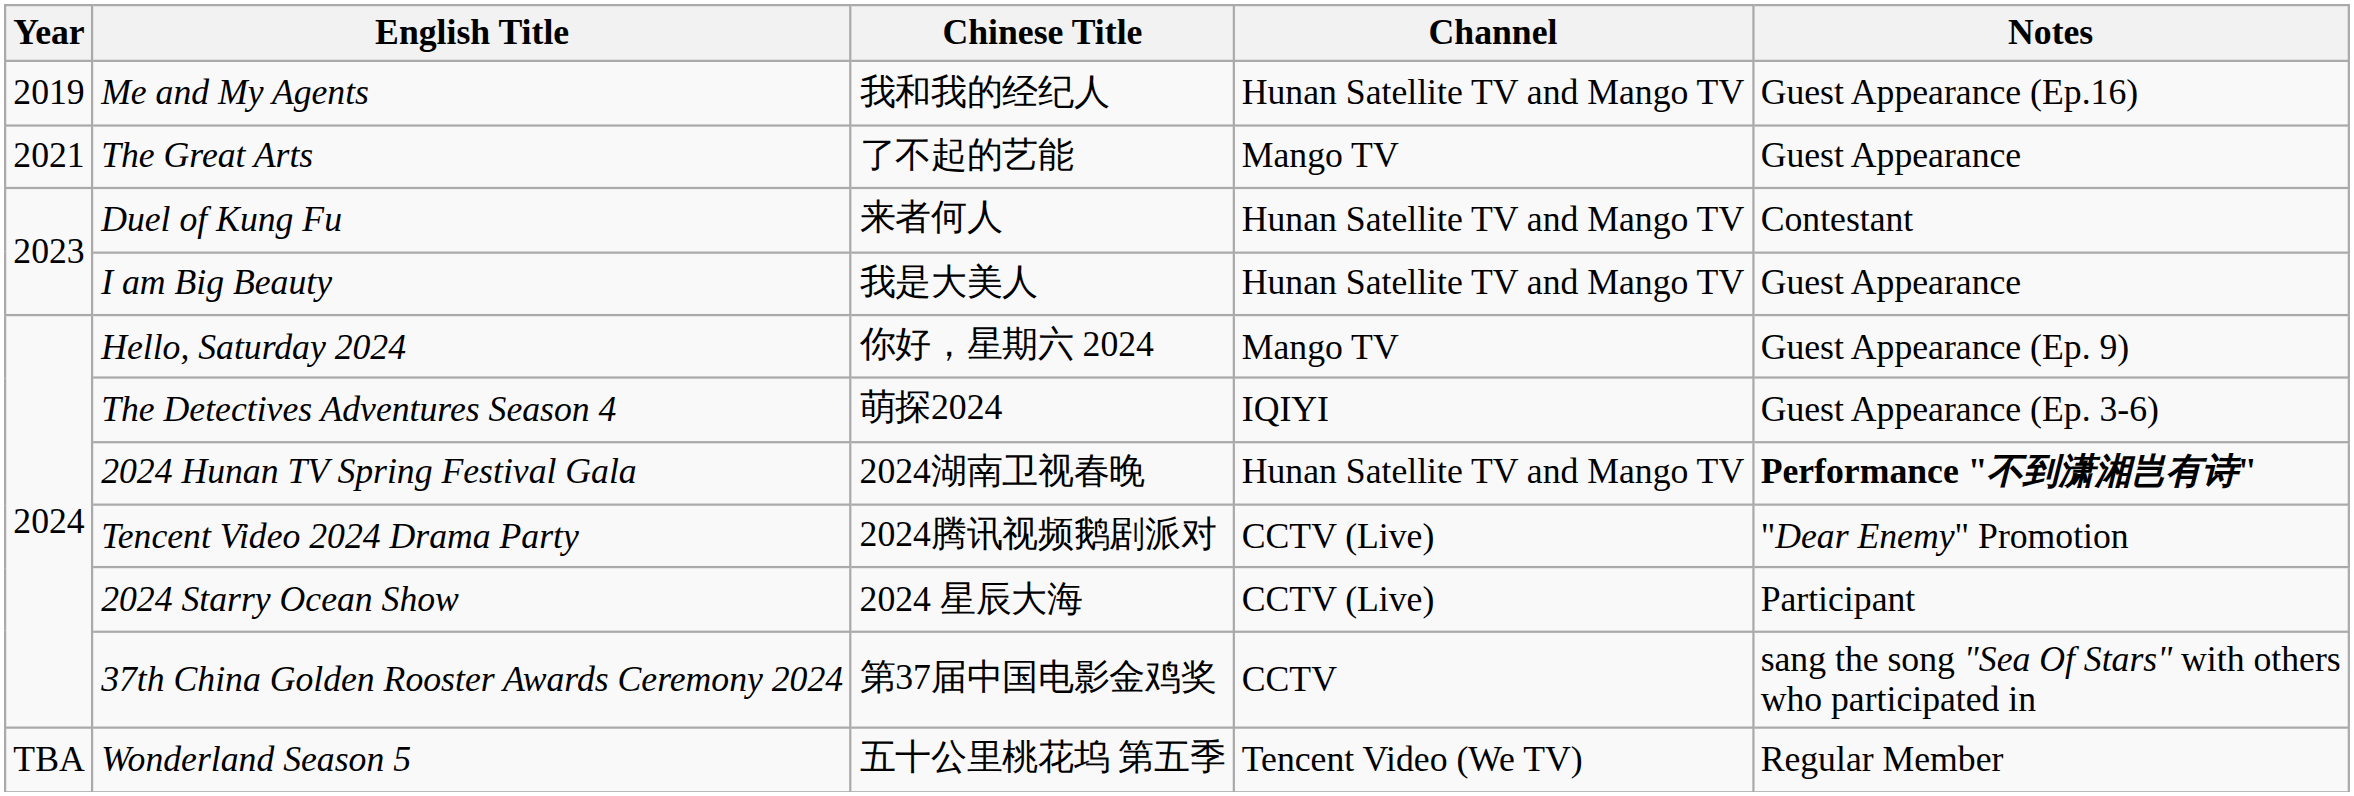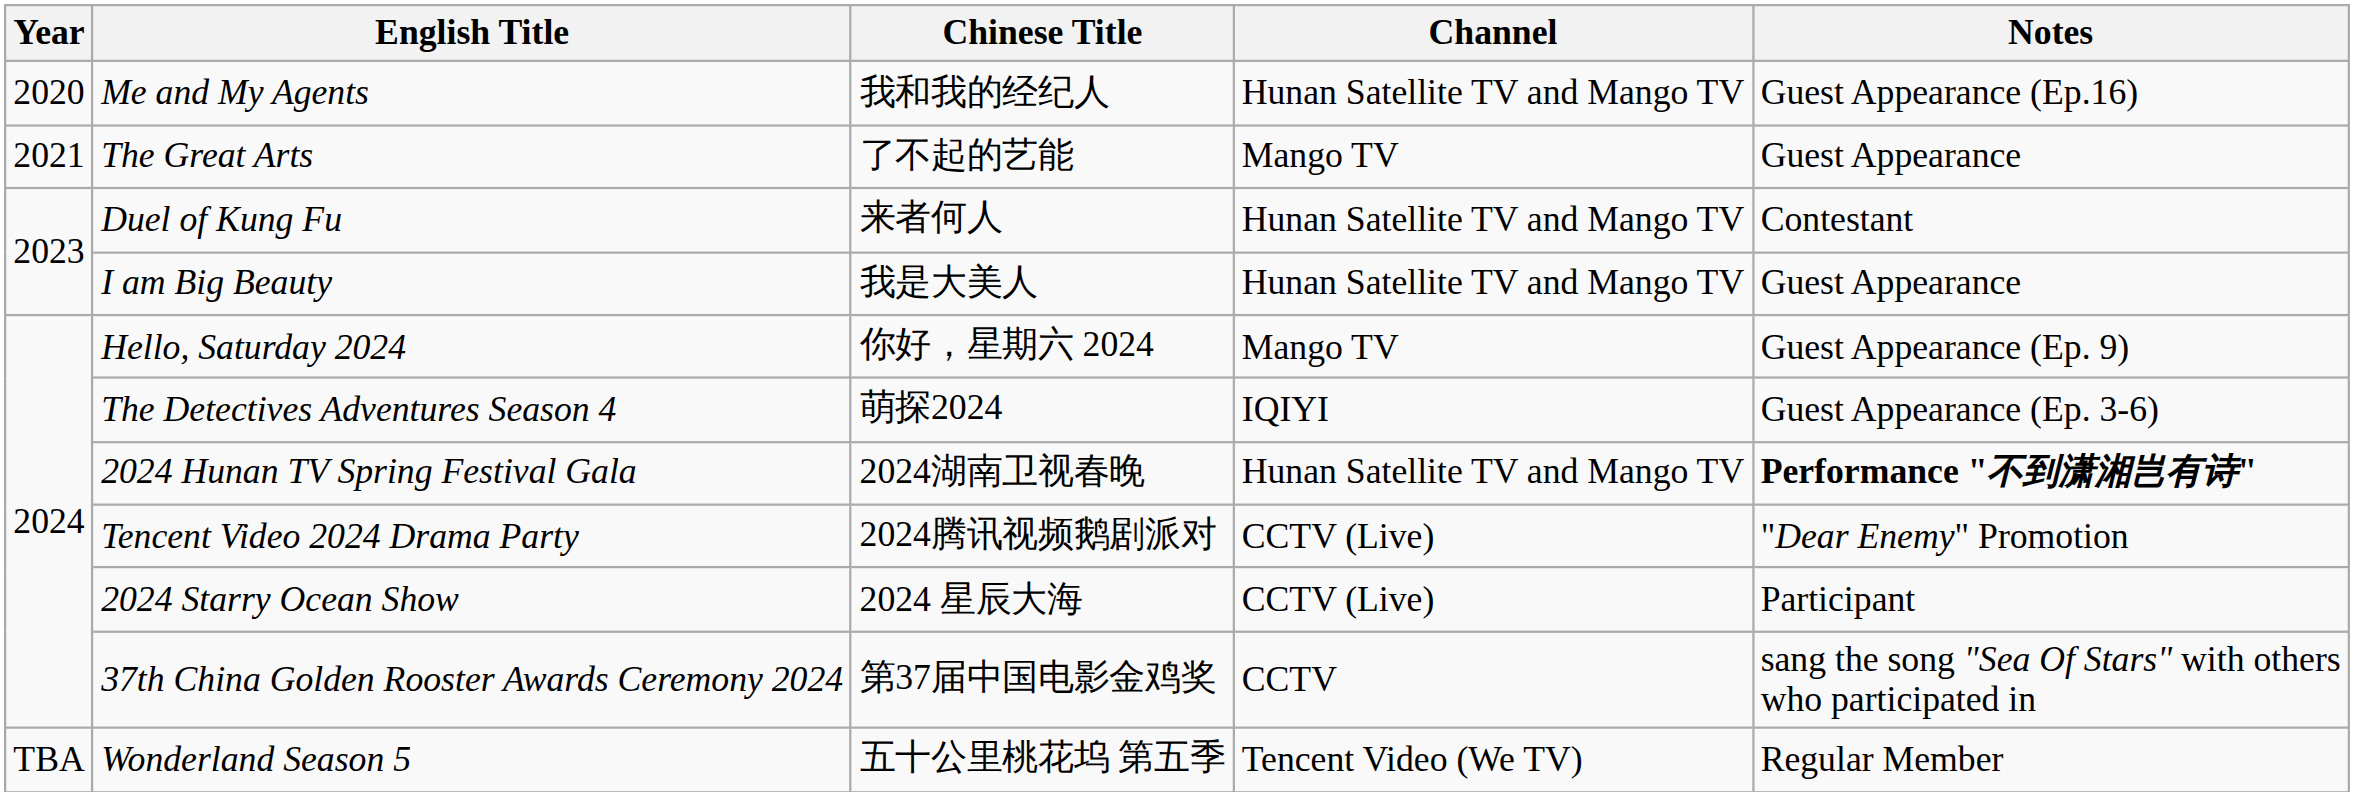(49, 92) 2019 -> (49, 92) 2020
